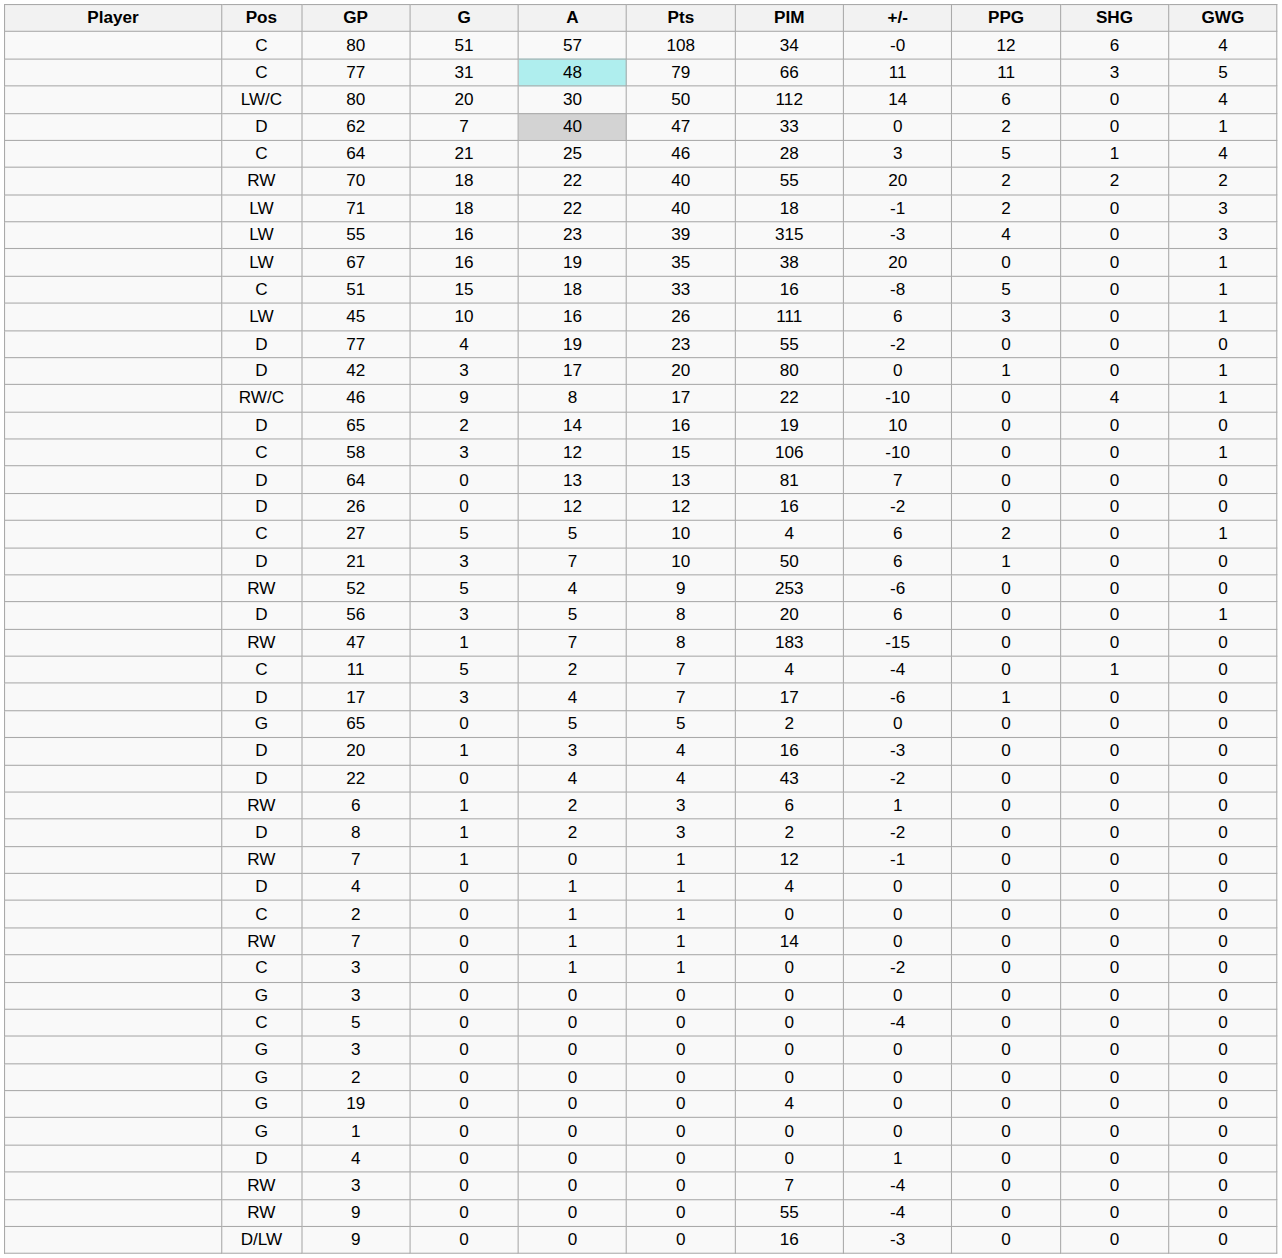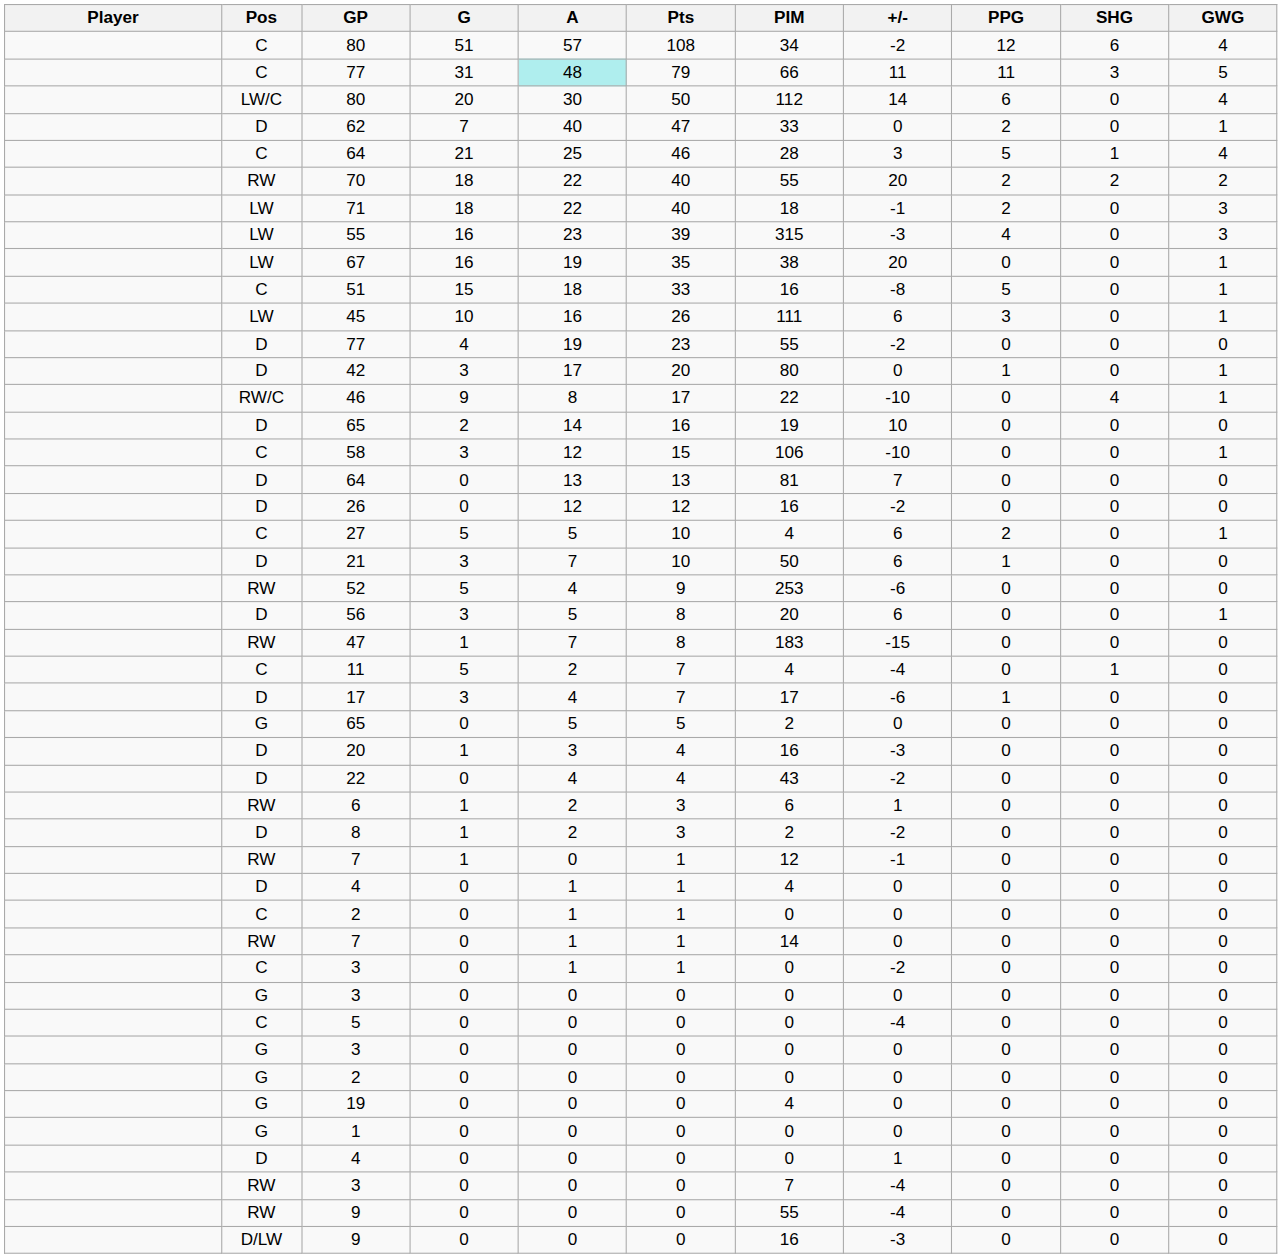(898, 45) -0 -> (898, 45) -2
(572, 126) lightgrey background -> (572, 126) no background
